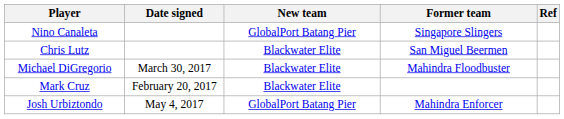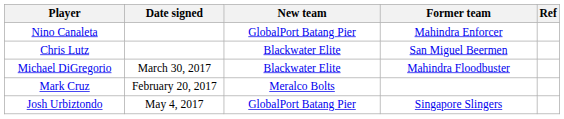(459, 31) Singapore Slingers -> (459, 31) Mahindra Enforcer
(302, 86) Blackwater Elite -> (302, 86) Meralco Bolts
(459, 104) Mahindra Enforcer -> (459, 104) Singapore Slingers
